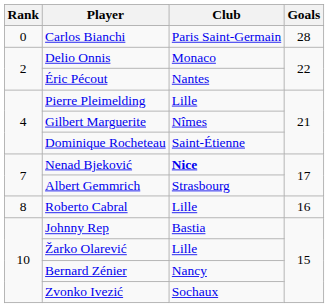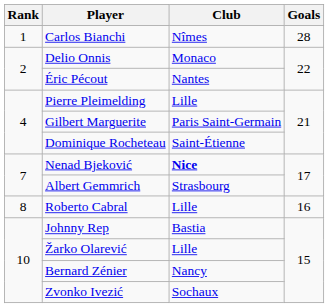(23, 36) 0 -> (23, 36) 1
(227, 36) Paris Saint-Germain -> (189, 36) Nîmes
(189, 121) Nîmes -> (227, 121) Paris Saint-Germain
